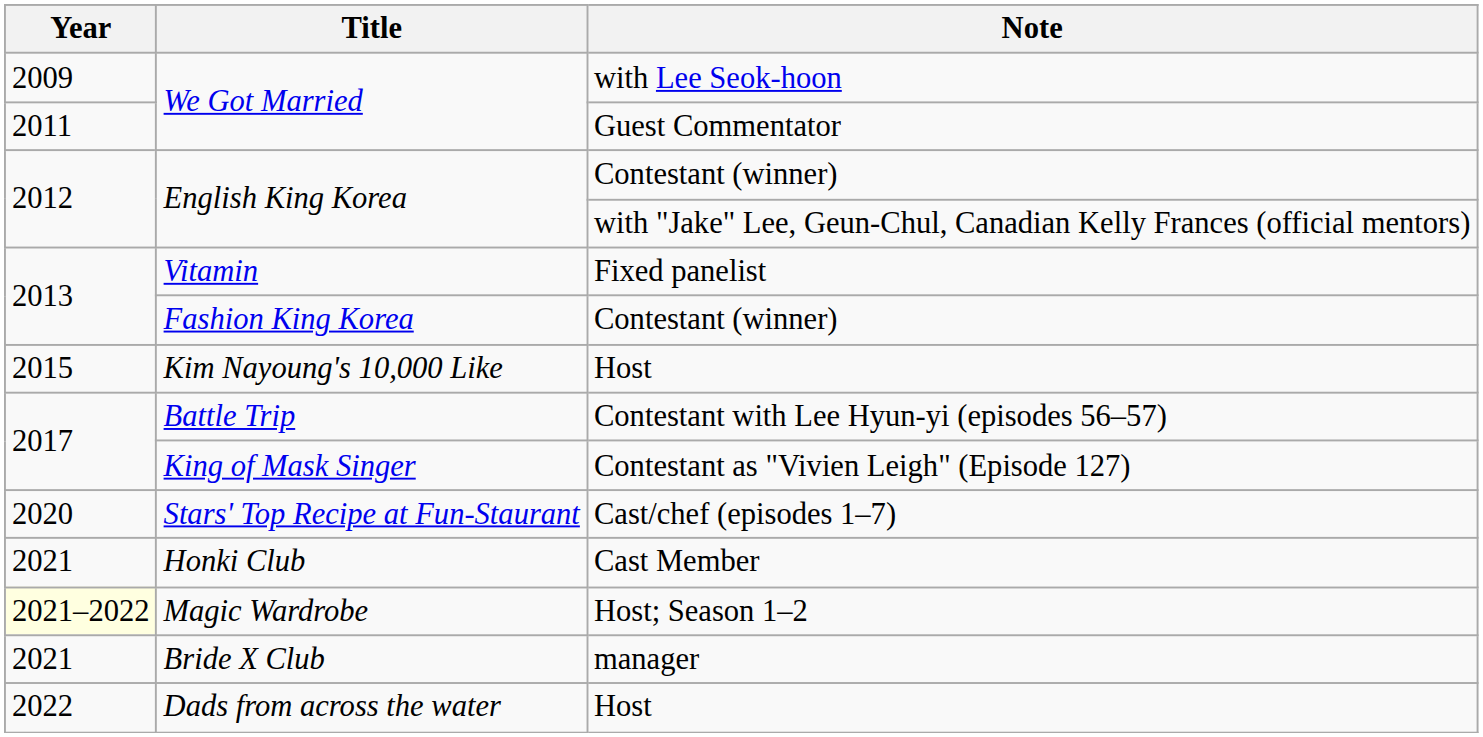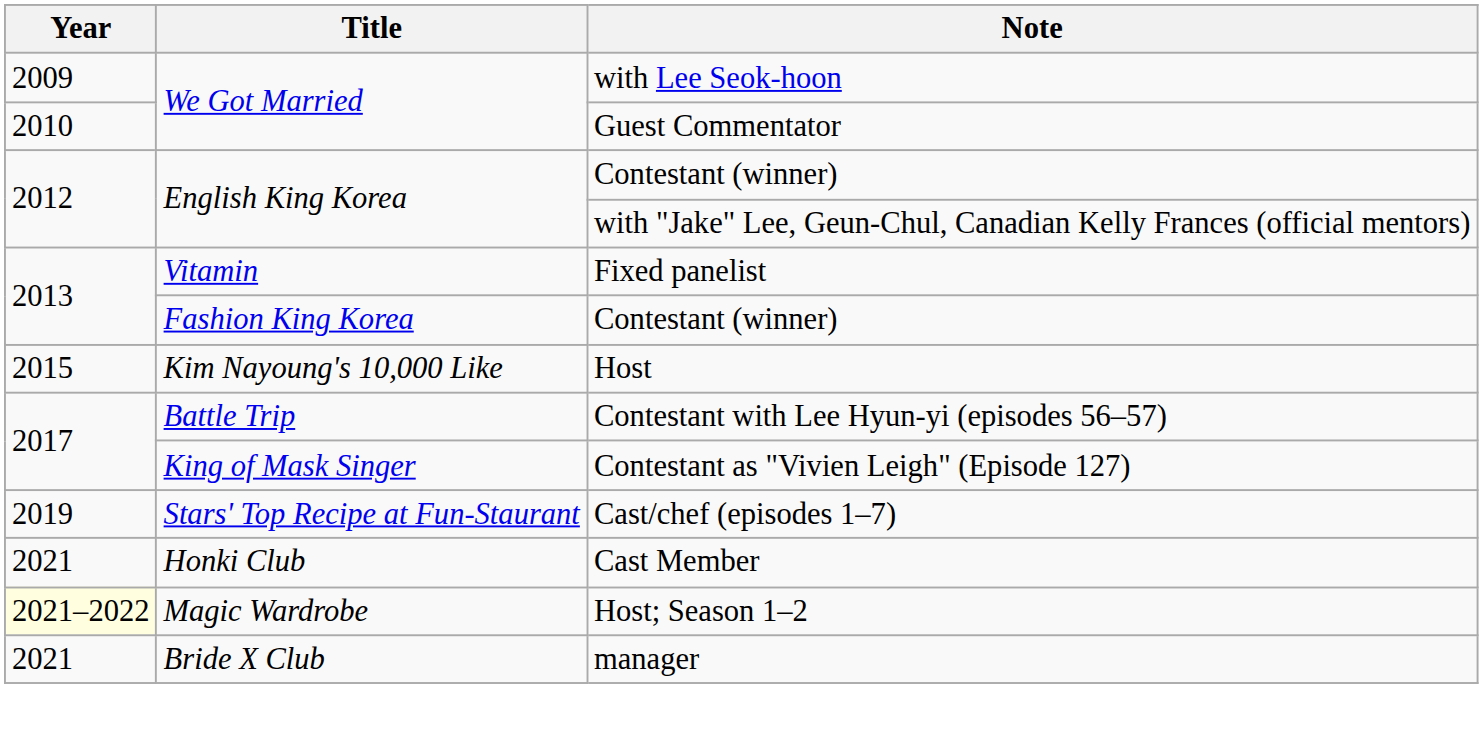(42, 125) 2011 -> (43, 125) 2010
(43, 513) 2020 -> (43, 513) 2019
- row: (332, 707)
